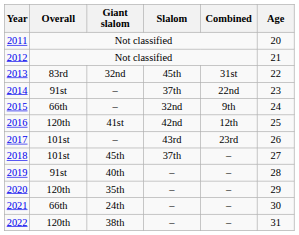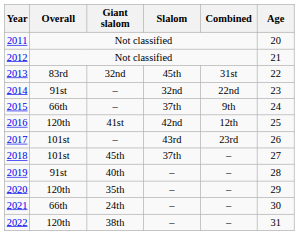(172, 90) 37th -> (172, 90) 32nd
(172, 106) 32nd -> (172, 106) 37th
